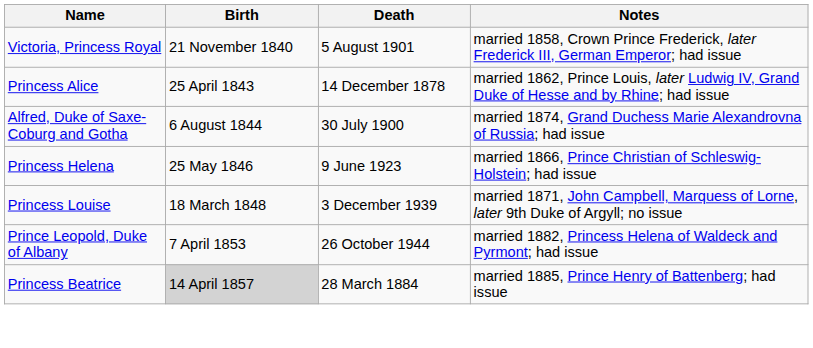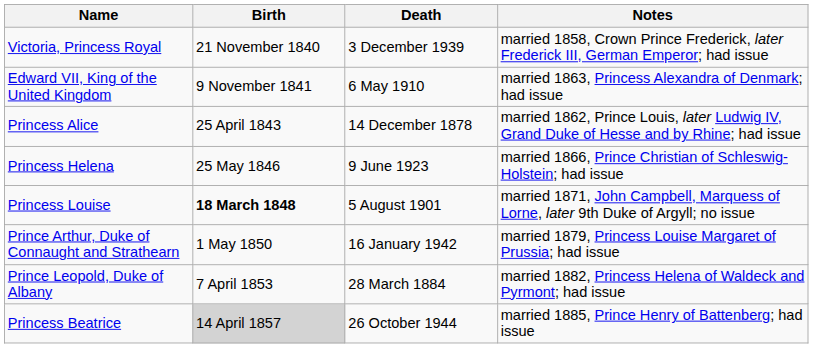(368, 47) 5 August 1901 -> (406, 47) 3 December 1939
+ row: (82, 86)
- row: (77, 126)
(218, 205) normal -> (246, 205) bold
(379, 205) 3 December 1939 -> (395, 205) 5 August 1901
+ row: (94, 244)
(376, 244) 26 October 1944 -> (397, 284) 28 March 1884
(370, 284) 28 March 1884 -> (403, 323) 26 October 1944
